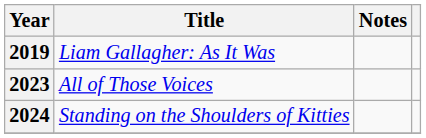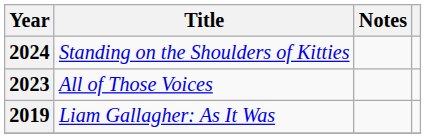rows swapped: (29, 52) <-> (29, 116)
